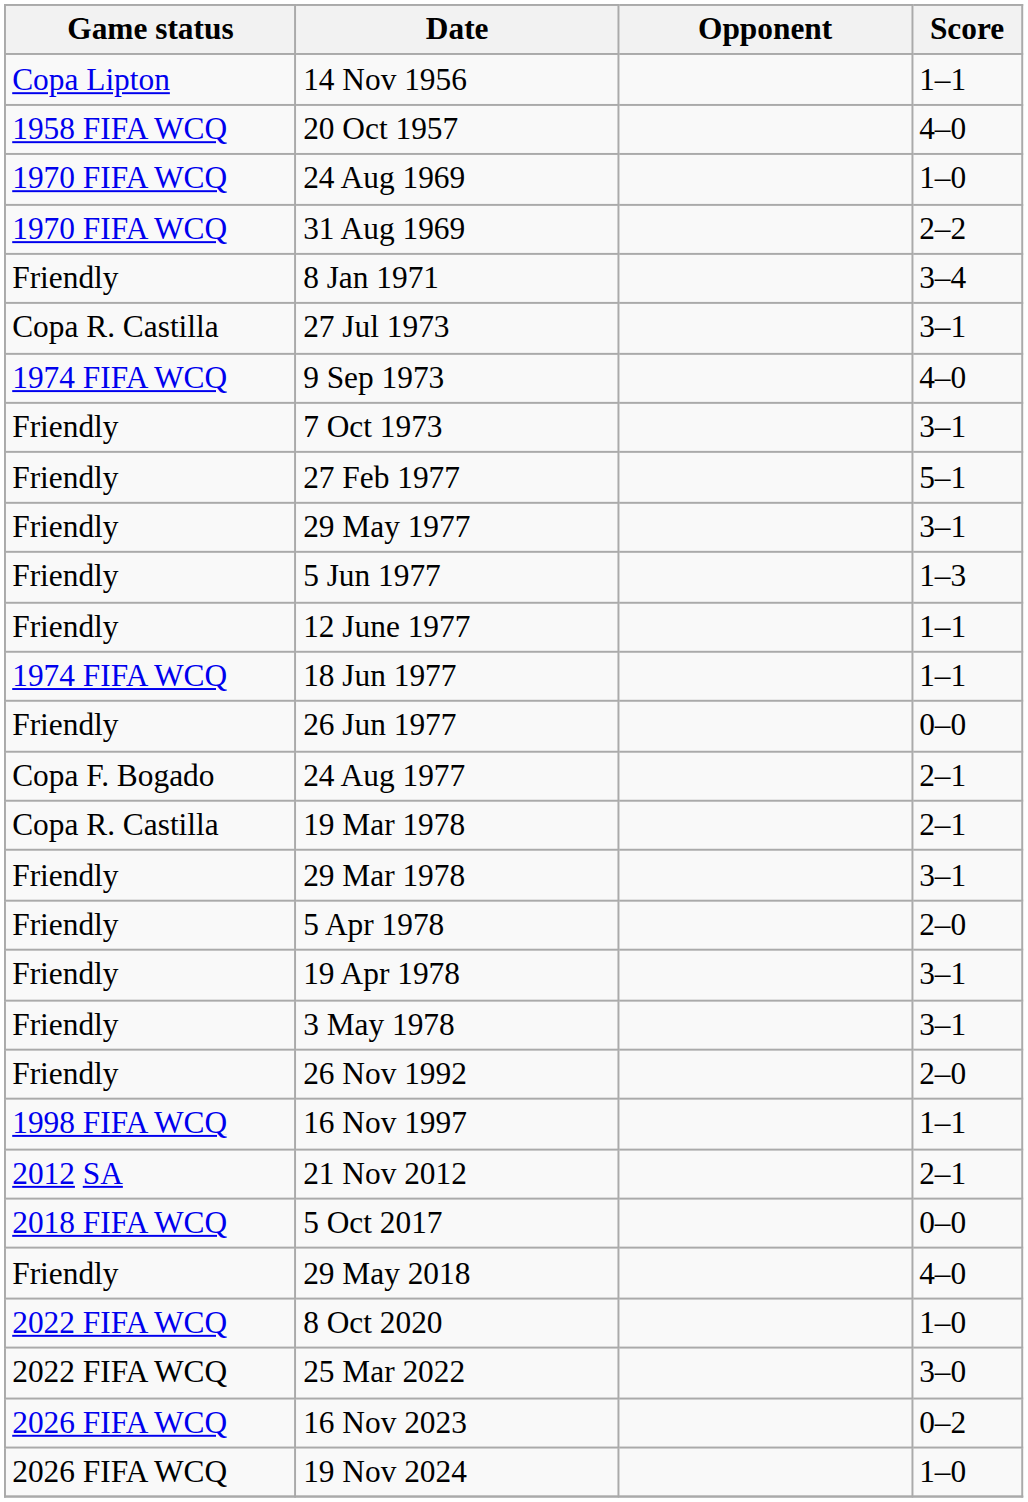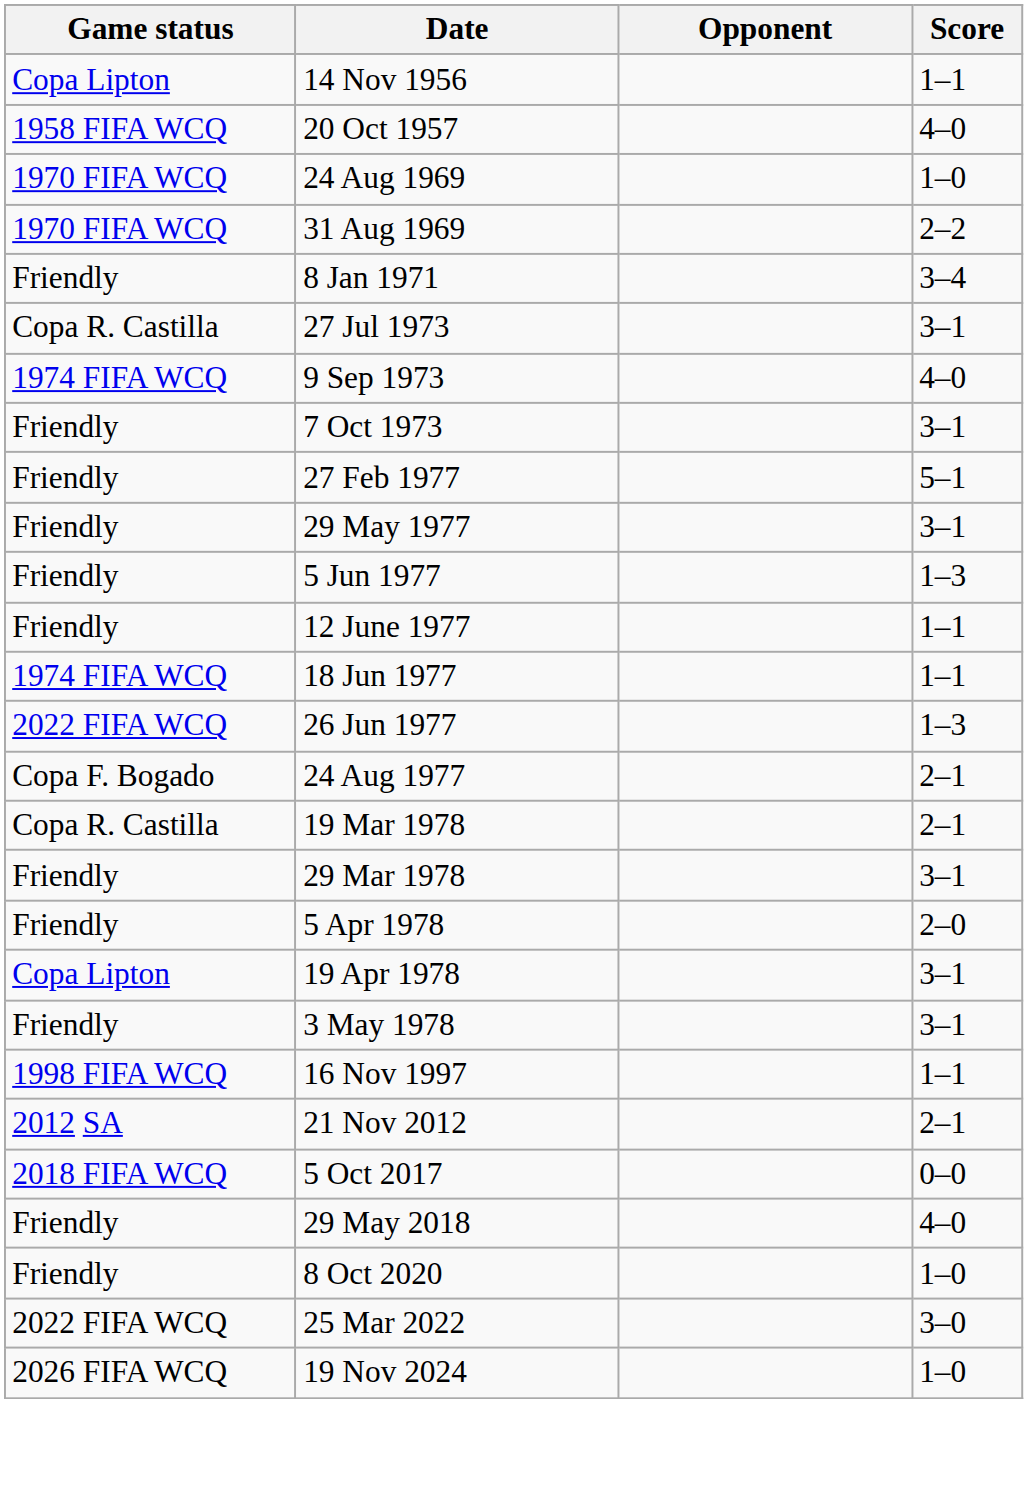(65, 725) Friendly -> (120, 725) 2022 FIFA WCQ
(943, 725) 0–0 -> (943, 725) 1–3
(65, 974) Friendly -> (91, 974) Copa Lipton
- row: (385, 1073)
(120, 1322) 2022 FIFA WCQ -> (65, 1272) Friendly
- row: (385, 1421)
